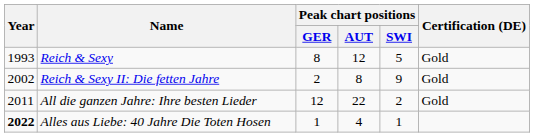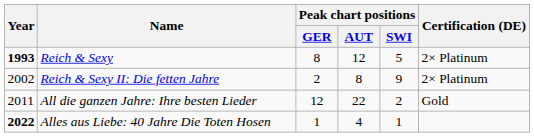(21, 57) normal -> (21, 57) bold
(435, 57) Gold -> (455, 57) 2× Platinum
(435, 79) Gold -> (455, 79) 2× Platinum
